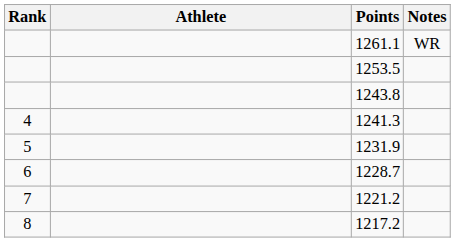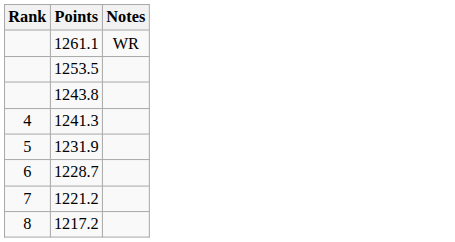- column: (201, 17)
